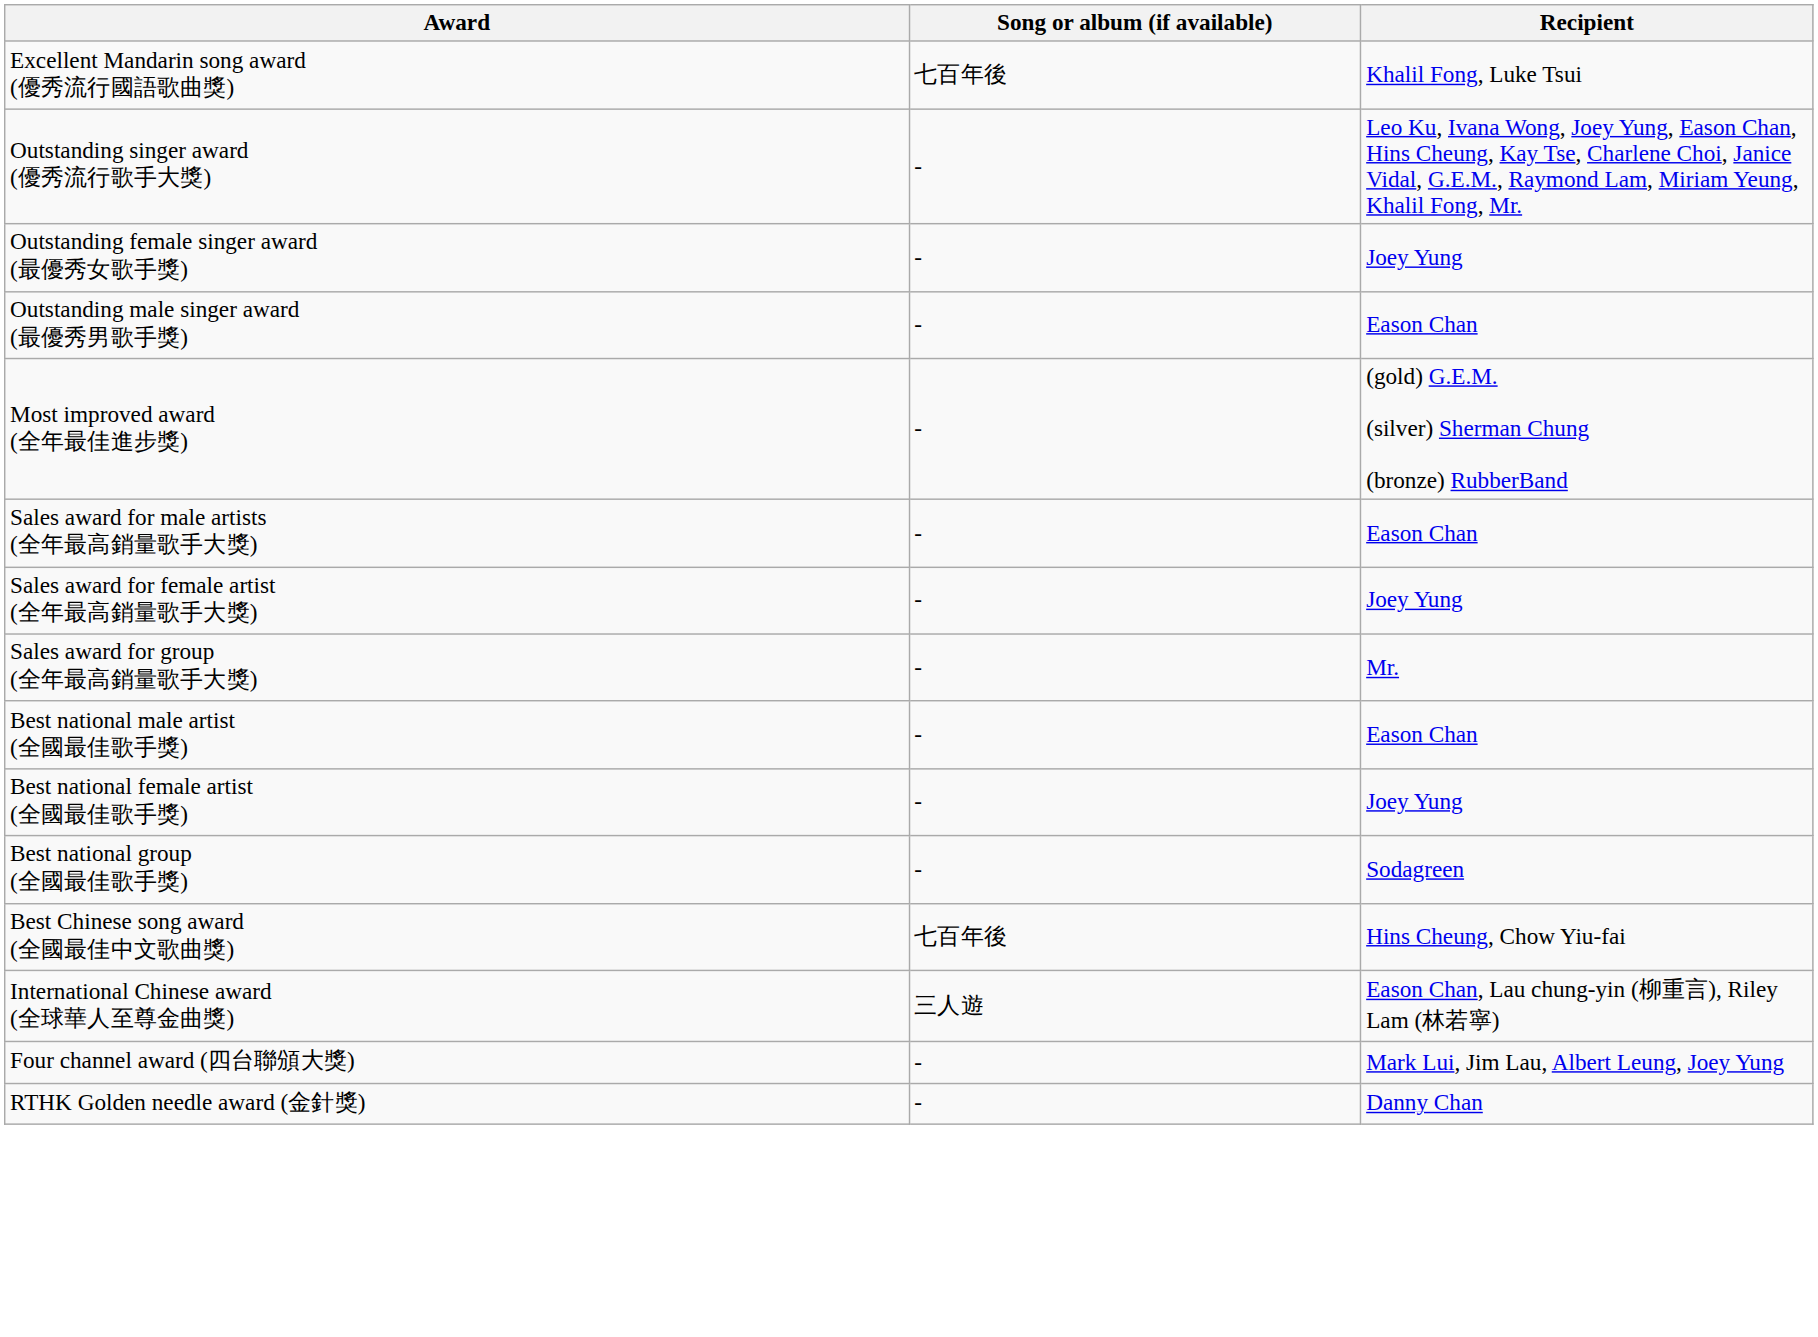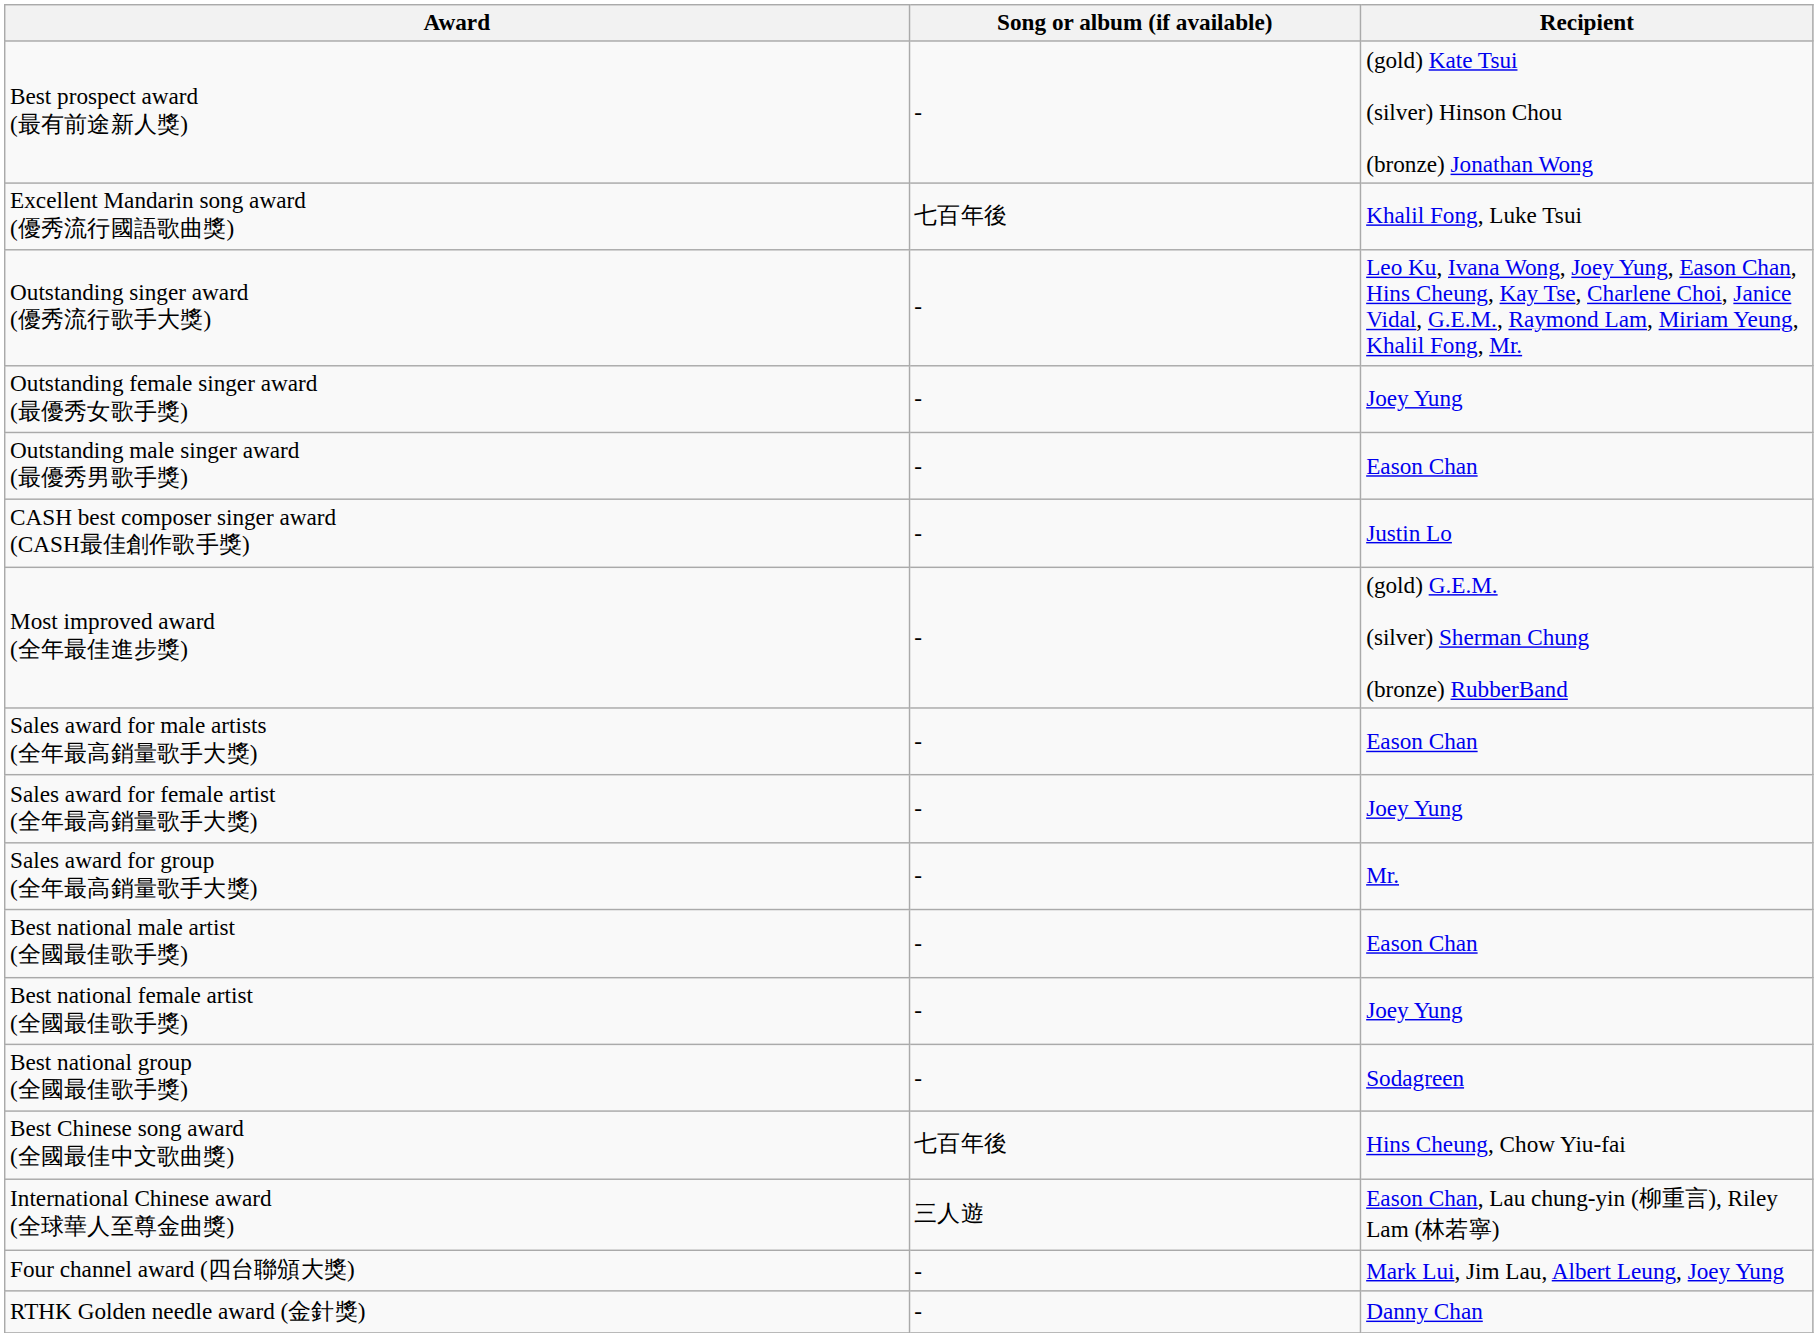+ row: (104, 110)
+ row: (173, 531)
